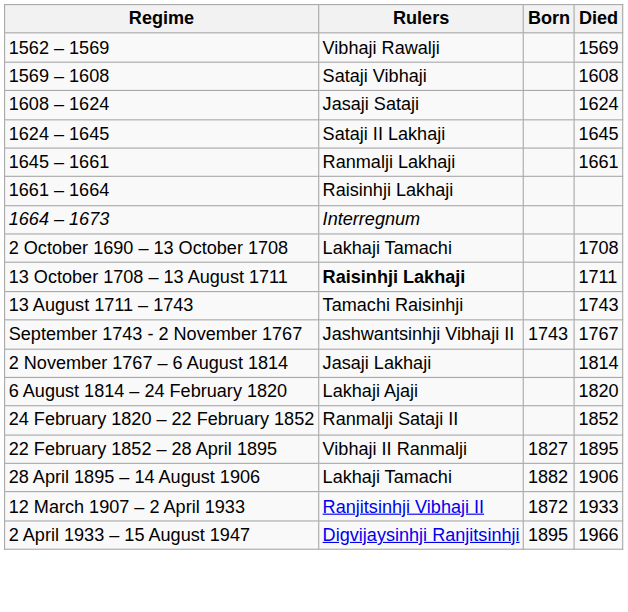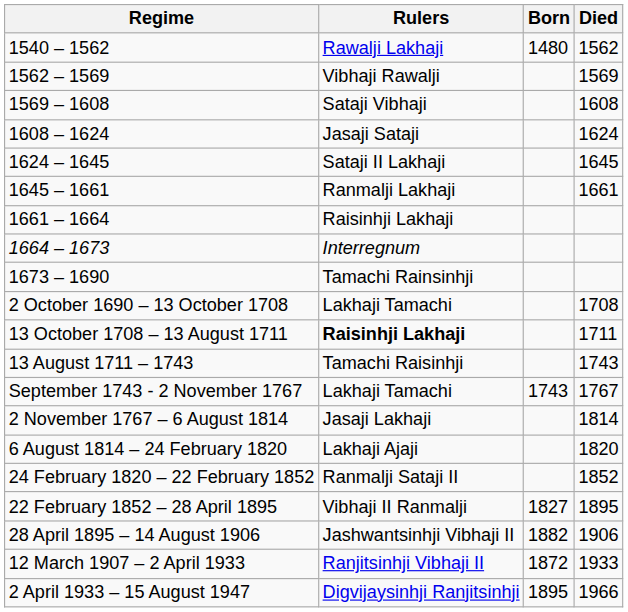+ row: (59, 47)
+ row: (59, 276)
(418, 334) Jashwantsinhji Vibhaji II -> (387, 391) Lakhaji Tamachi
(387, 477) Lakhaji Tamachi -> (418, 534) Jashwantsinhji Vibhaji II
